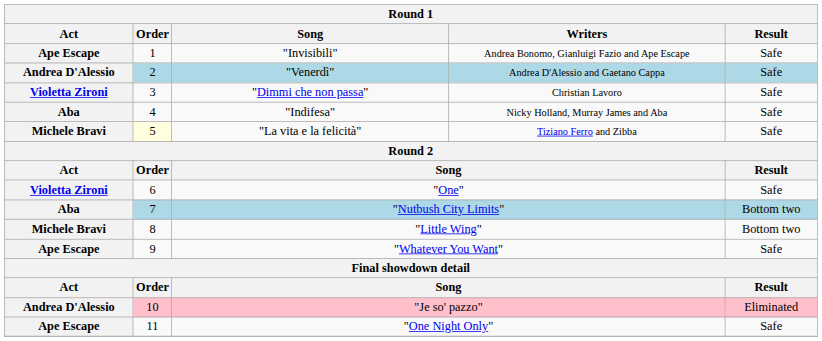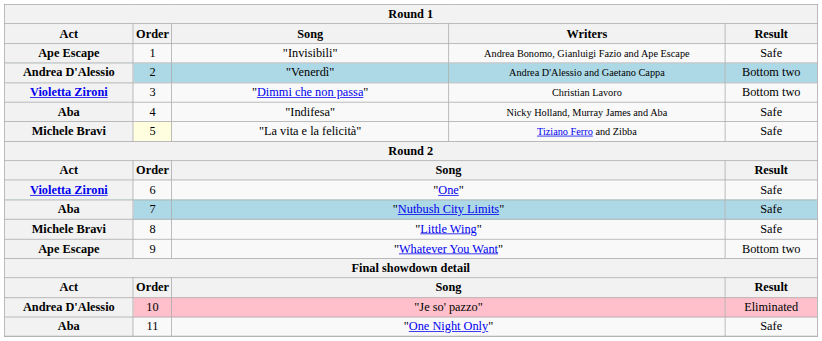(771, 72) Safe -> (771, 72) Bottom two
(771, 92) Safe -> (771, 92) Bottom two
(771, 209) Bottom two -> (771, 209) Safe
(771, 229) Bottom two -> (771, 229) Safe
(771, 248) Safe -> (771, 248) Bottom two
(69, 326) Ape Escape -> (69, 326) Aba
